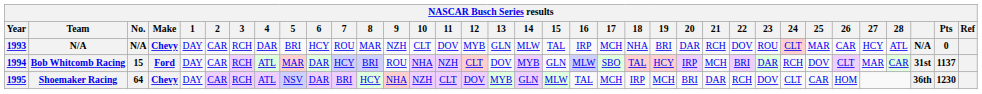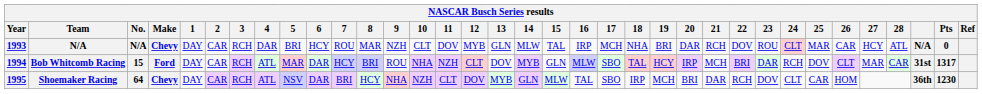(946, 63) 1137 -> (946, 63) 1317
(611, 80) MCH -> (611, 80) SBO
